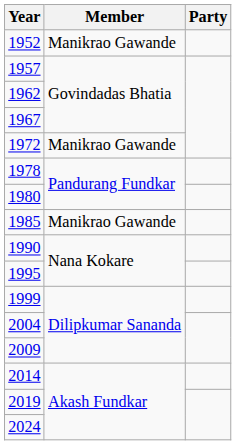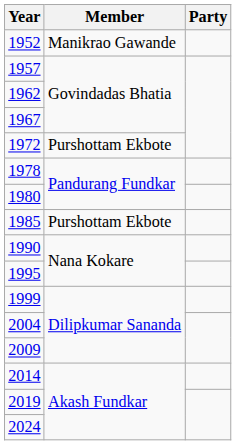(112, 145) Manikrao Gawande -> (110, 145) Purshottam Ekbote
(112, 222) Manikrao Gawande -> (110, 222) Purshottam Ekbote
